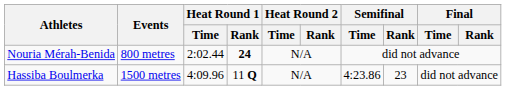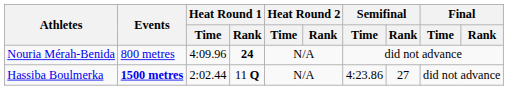(205, 55) 2:02.44 -> (208, 55) 4:09.96
(151, 75) normal -> (152, 75) bold
(205, 75) 4:09.96 -> (208, 75) 2:02.44
(401, 75) 23 -> (403, 75) 27
